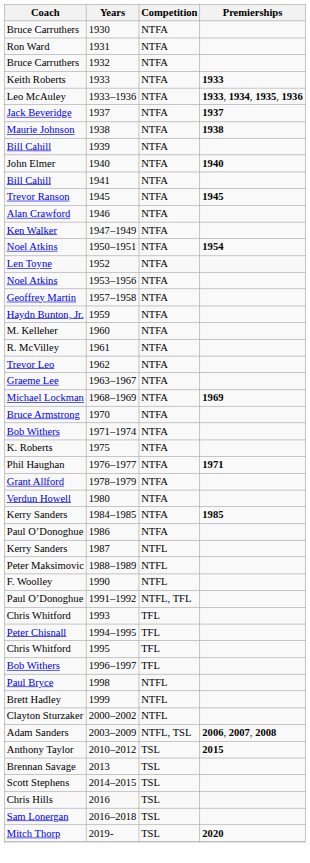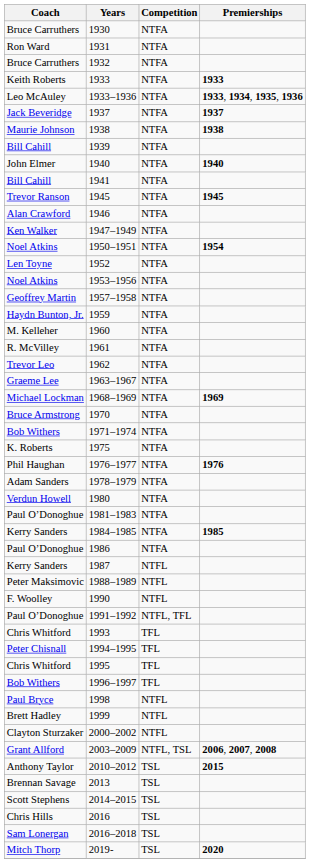(213, 465) 1971 -> (213, 465) 1976
(35, 481) Grant Allford -> (38, 481) Adam Sanders
+ row: (113, 515)
(38, 733) Adam Sanders -> (35, 749) Grant Allford
